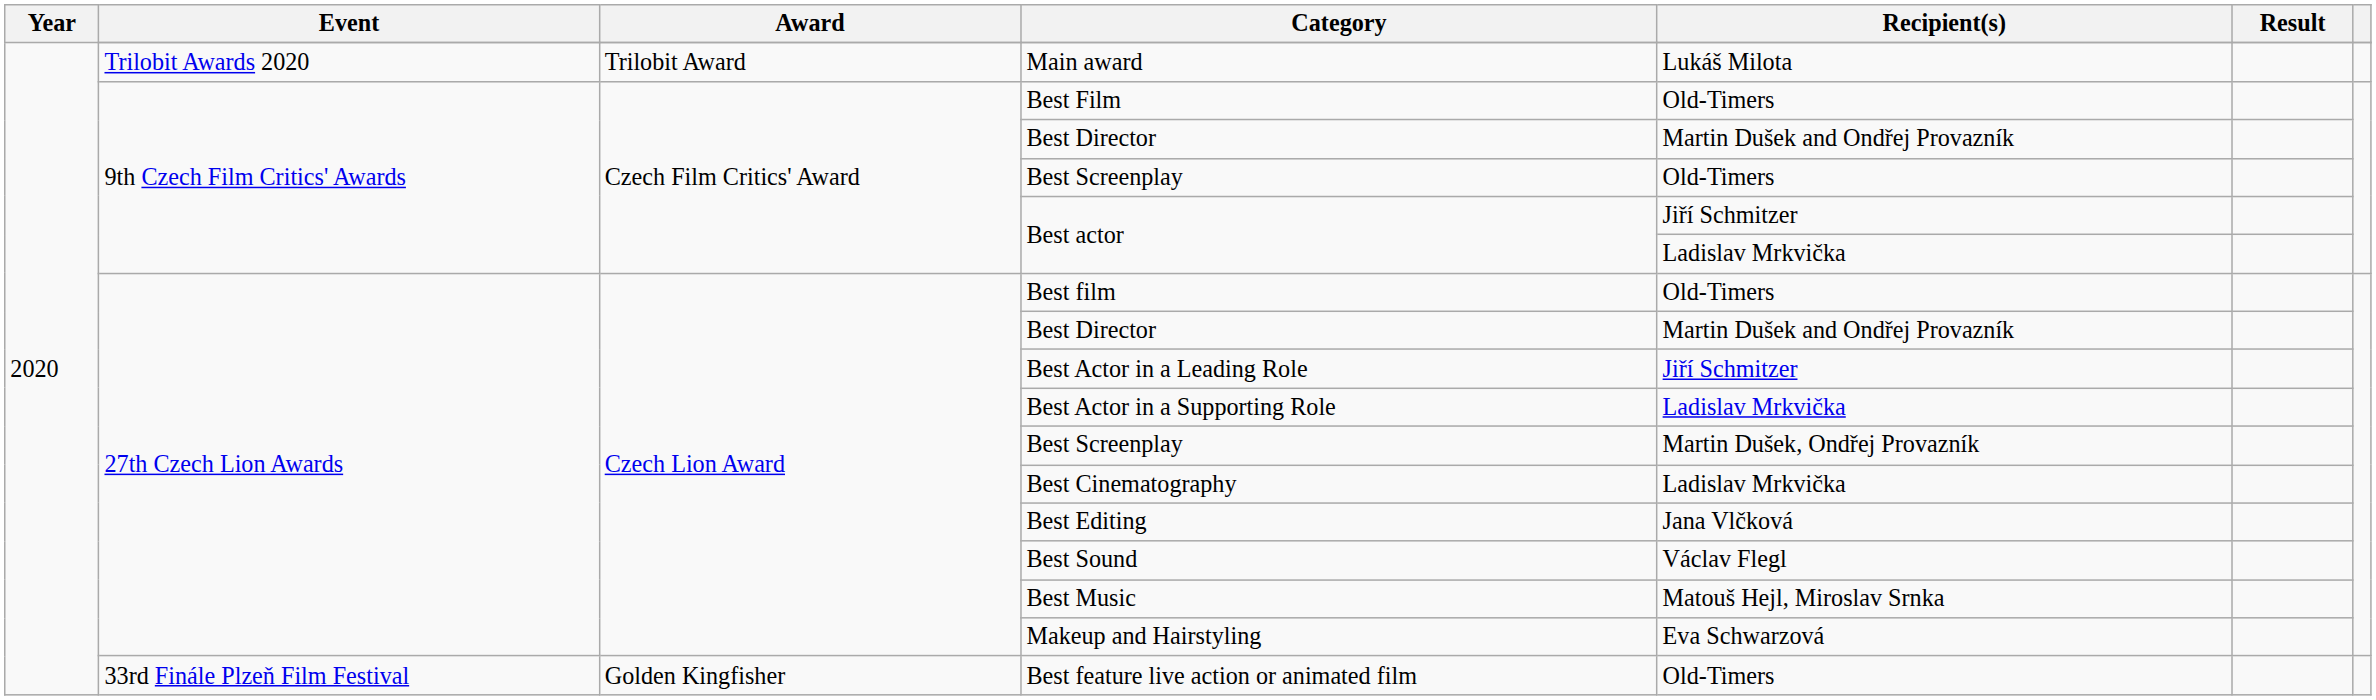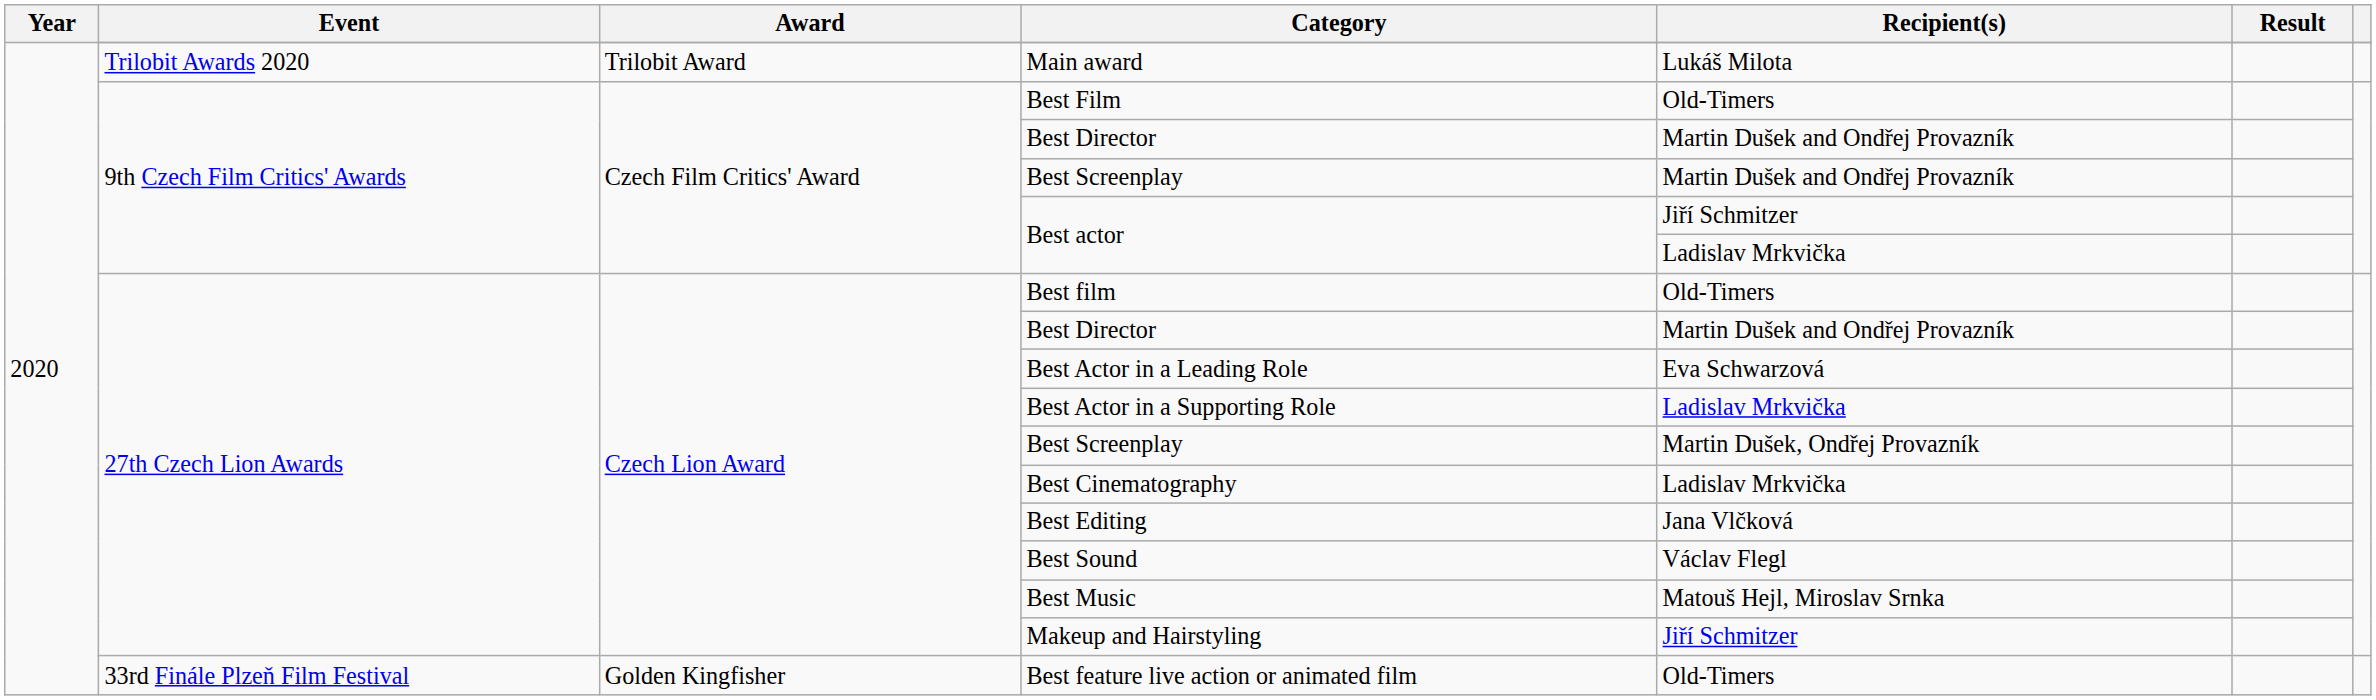(1719, 176) Old-Timers -> (1838, 176) Martin Dušek and Ondřej Provazník
(1730, 368) Jiří Schmitzer -> (1743, 368) Eva Schwarzová
(1743, 636) Eva Schwarzová -> (1730, 636) Jiří Schmitzer
